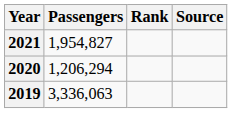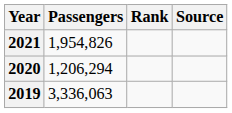(80, 42) 1,954,827 -> (80, 42) 1,954,826
